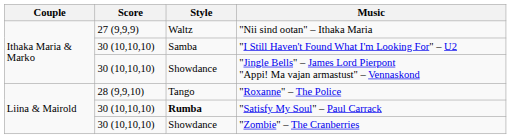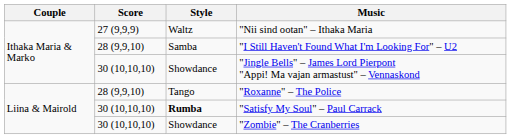(126, 46) 30 (10,10,10) -> (121, 46) 28 (9,9,10)
